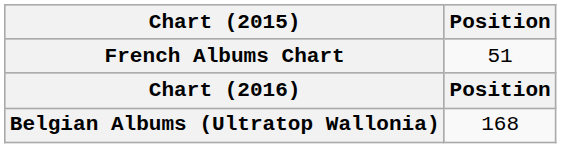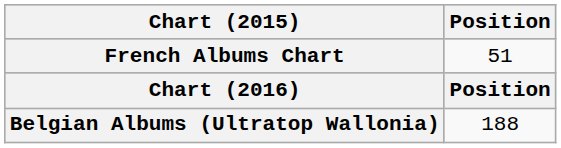(500, 125) 168 -> (500, 125) 188
